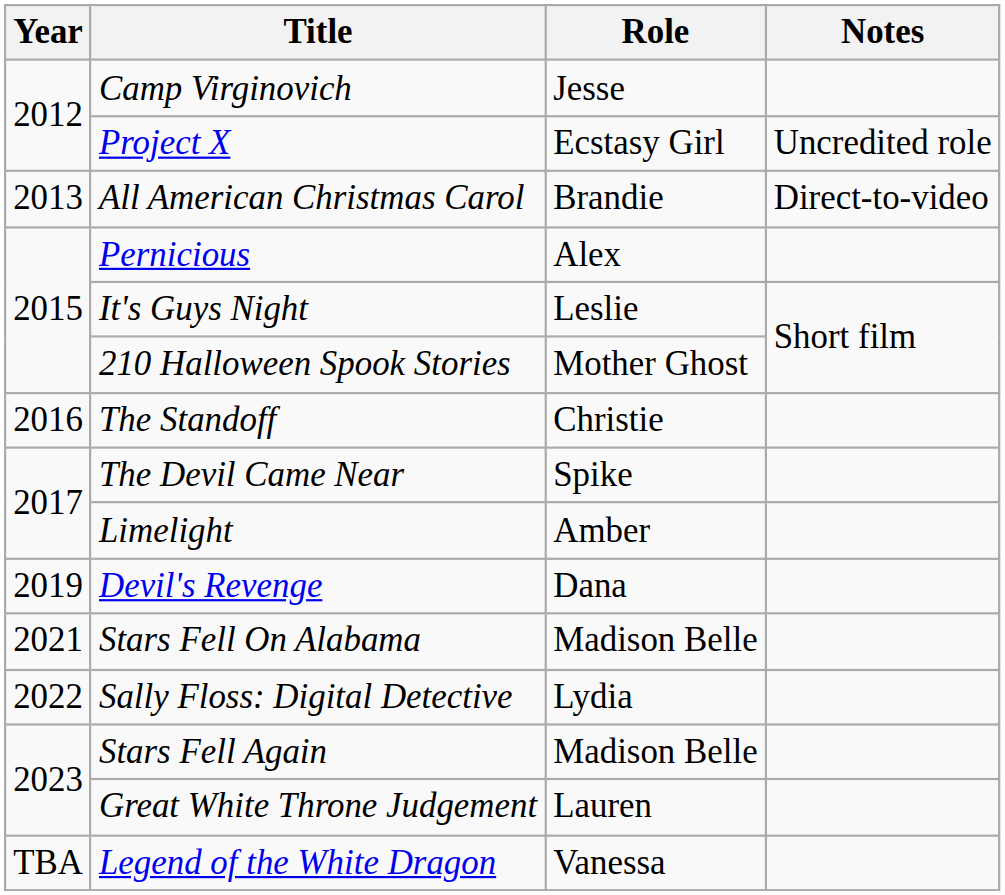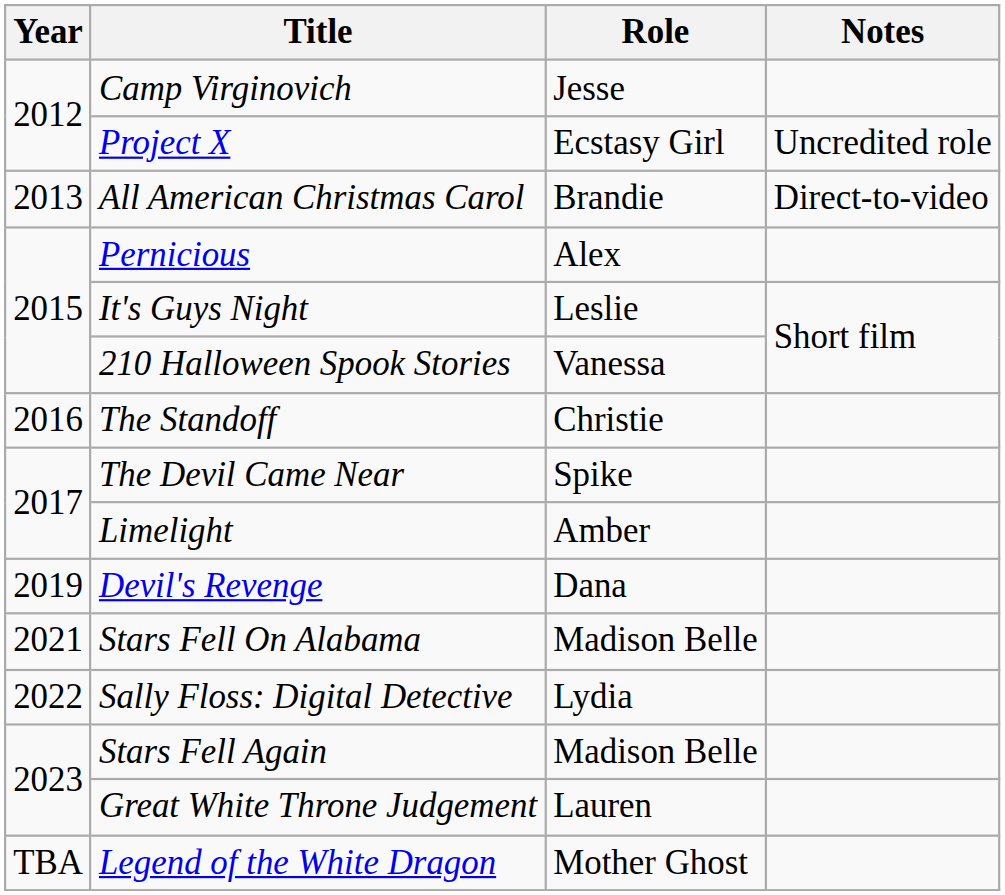(651, 364) Mother Ghost -> (609, 364) Vanessa
(609, 861) Vanessa -> (651, 861) Mother Ghost
